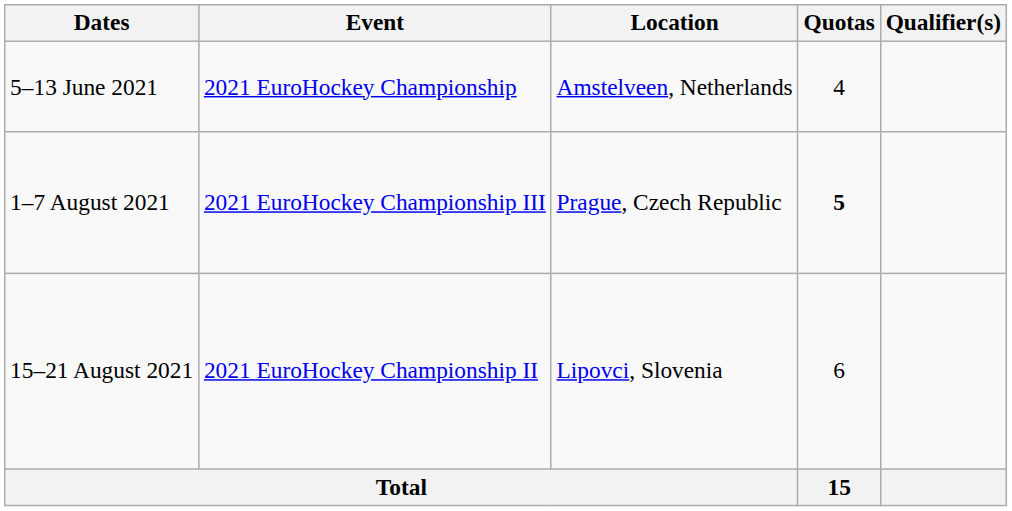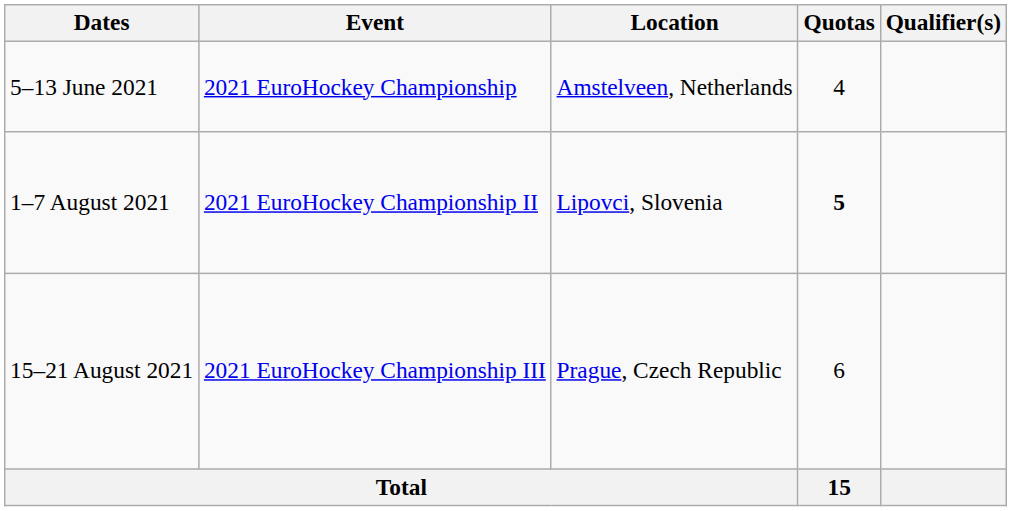(375, 202) 2021 EuroHockey Championship III -> (371, 202) 2021 EuroHockey Championship II
(669, 202) Prague, Czech Republic -> (640, 202) Lipovci, Slovenia
(371, 370) 2021 EuroHockey Championship II -> (375, 370) 2021 EuroHockey Championship III
(640, 370) Lipovci, Slovenia -> (669, 370) Prague, Czech Republic
